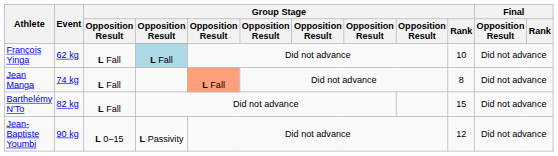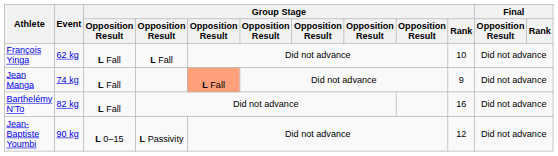(162, 61) lightblue background -> (162, 61) no background
(461, 80) 8 -> (461, 80) 9
(461, 104) 15 -> (461, 104) 16
